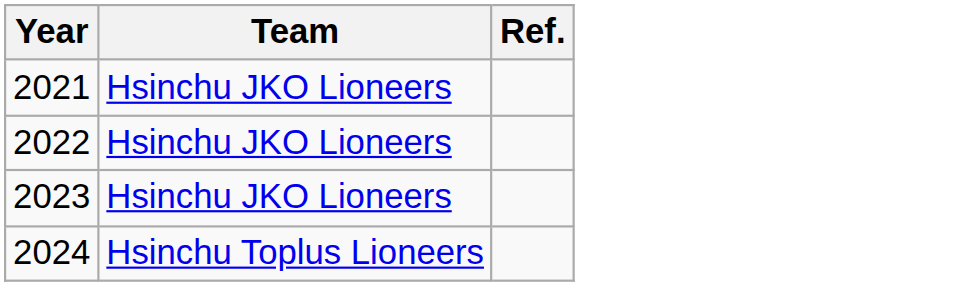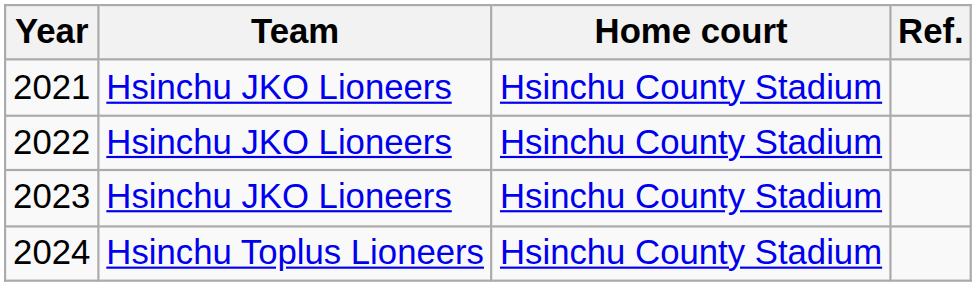+ column: (691, 32)
